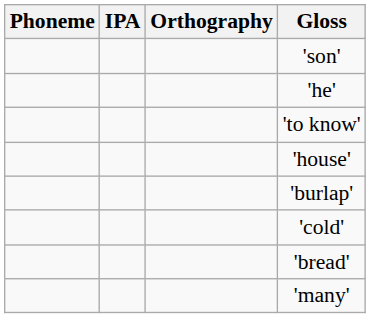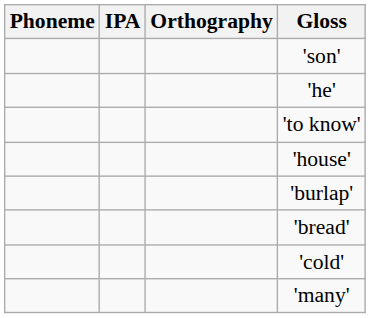rows swapped: (322, 261) <-> (322, 227)
